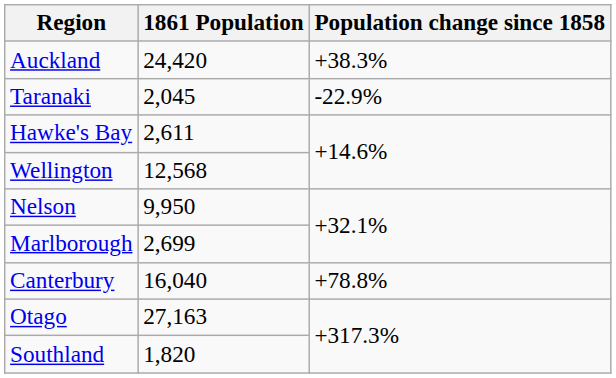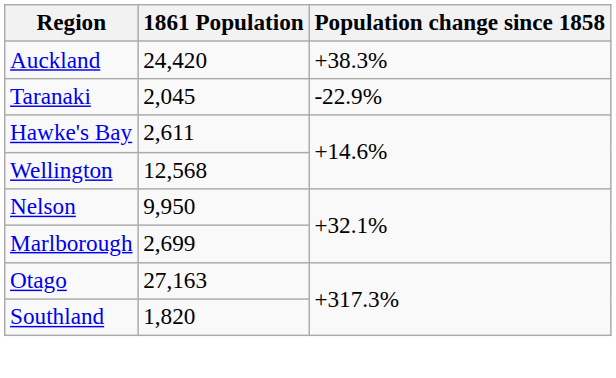- row: (62, 280)
